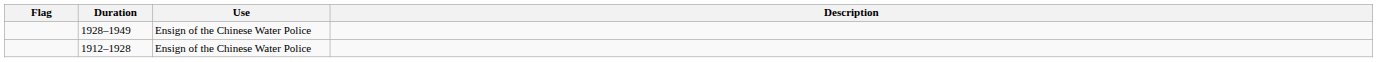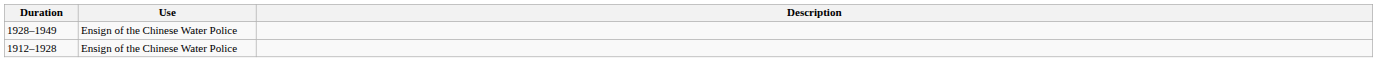- column: (41, 13)
